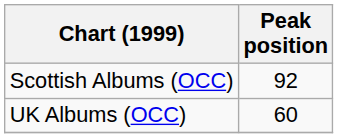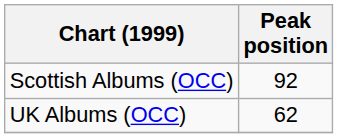(286, 115) 60 -> (286, 115) 62
